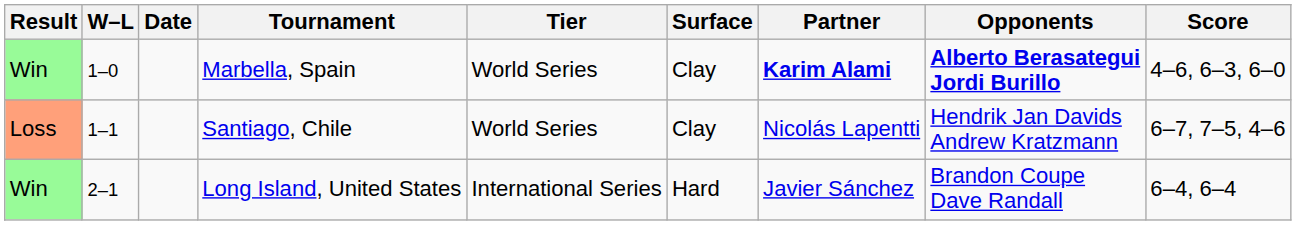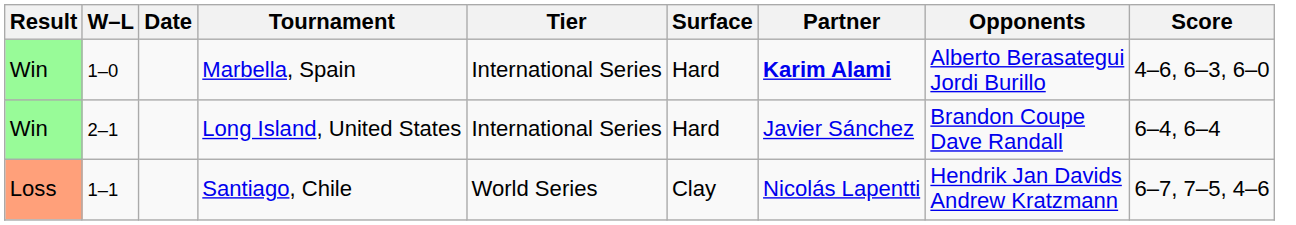(534, 69) World Series -> (567, 69) International Series
(694, 69) Clay -> (696, 69) Hard
(1035, 69) bold -> (1027, 69) normal
rows swapped: (277, 129) <-> (332, 189)
